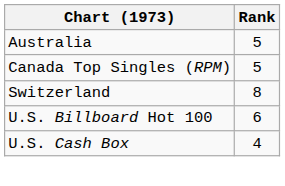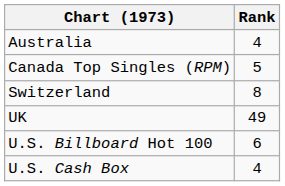(257, 42) 5 -> (257, 42) 4
+ row: (18, 118)
